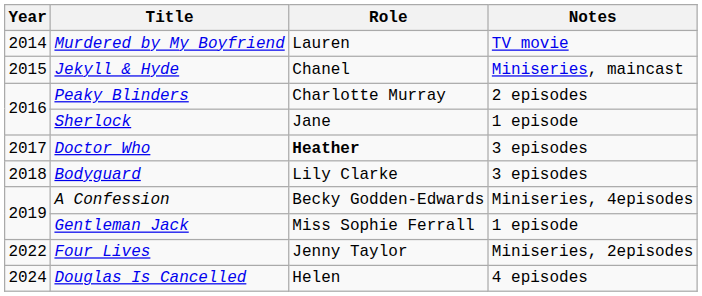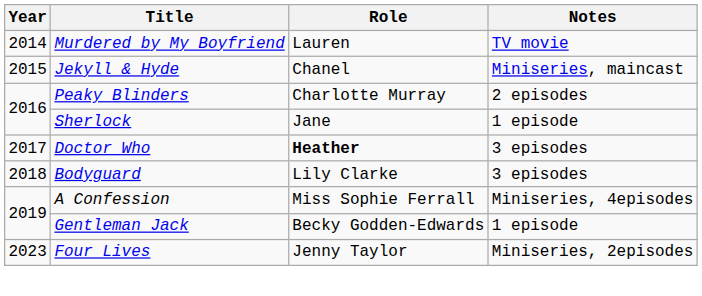(388, 200) Becky Godden-Edwards -> (384, 200) Miss Sophie Ferrall
(384, 226) Miss Sophie Ferrall -> (388, 226) Becky Godden-Edwards
(28, 252) 2022 -> (28, 252) 2023
- row: (150, 278)
